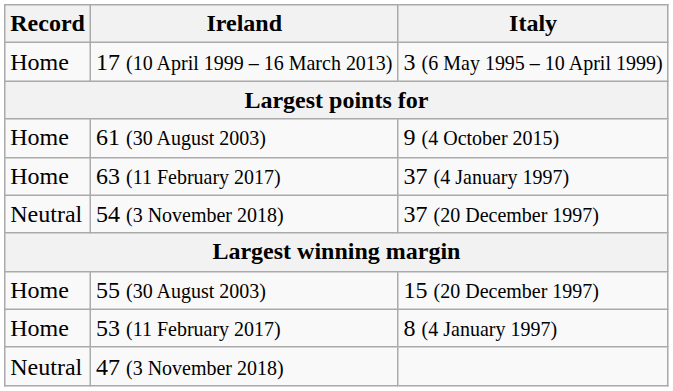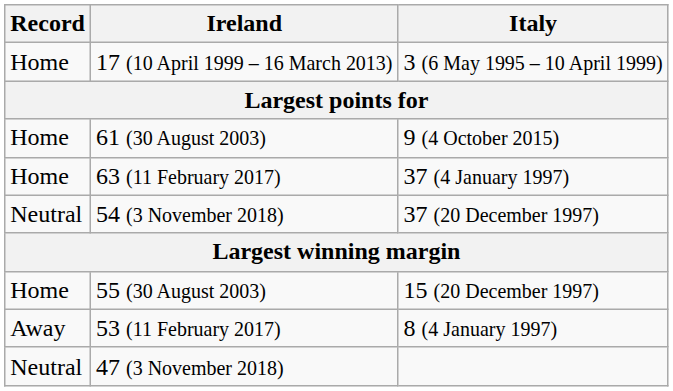(40, 328) Home -> (38, 328) Away
